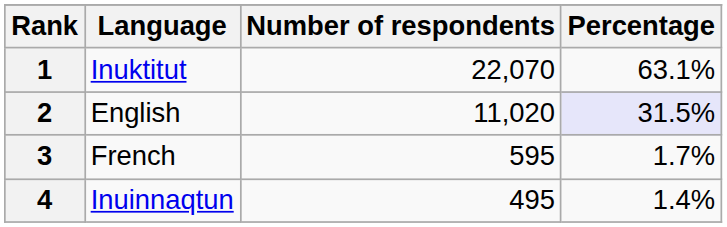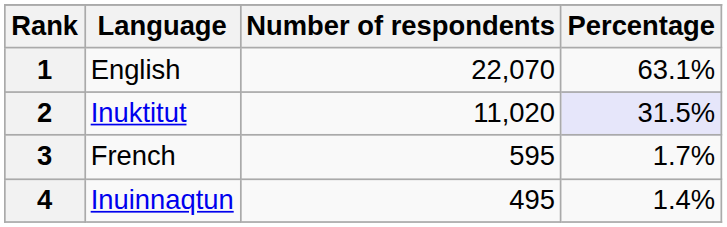(139, 69) Inuktitut -> (136, 69) English
(136, 112) English -> (139, 112) Inuktitut
